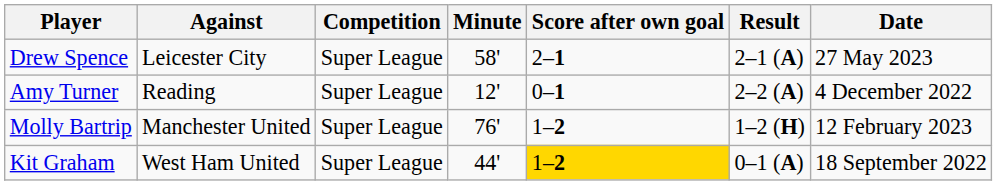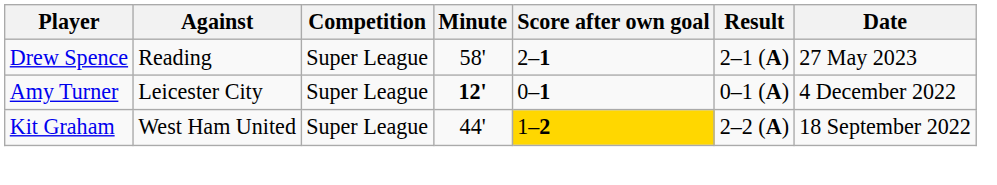(204, 57) Leicester City -> (175, 57) Reading
(179, 92) Reading -> (201, 92) Leicester City
(487, 92) normal -> (473, 92) bold
(769, 92) 2–2 (A) -> (754, 92) 0–1 (A)
- row: (71, 127)
(769, 162) 0–1 (A) -> (754, 127) 2–2 (A)
